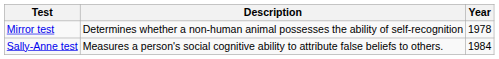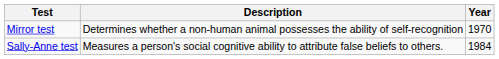(480, 29) 1978 -> (480, 29) 1970
